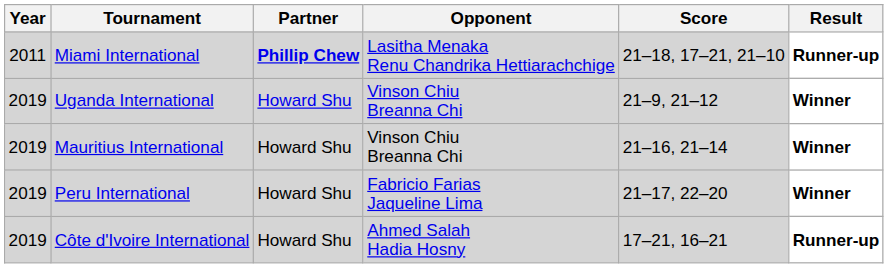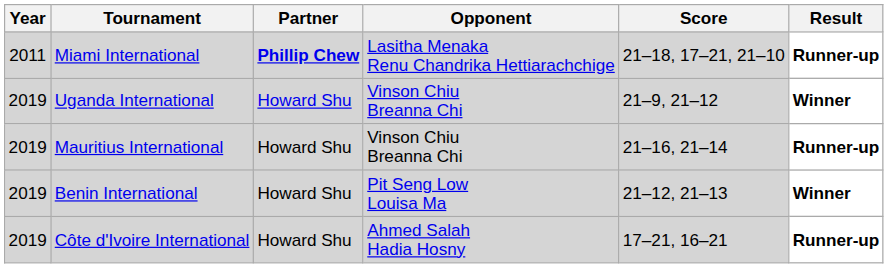(822, 147) Winner -> (836, 147) Runner-up
- row: (122, 193)
+ row: (126, 193)
